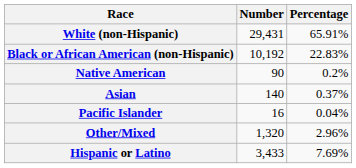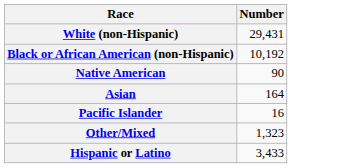- column: (319, 14)
(275, 93) 140 -> (275, 93) 164
(270, 133) 1,320 -> (270, 133) 1,323
